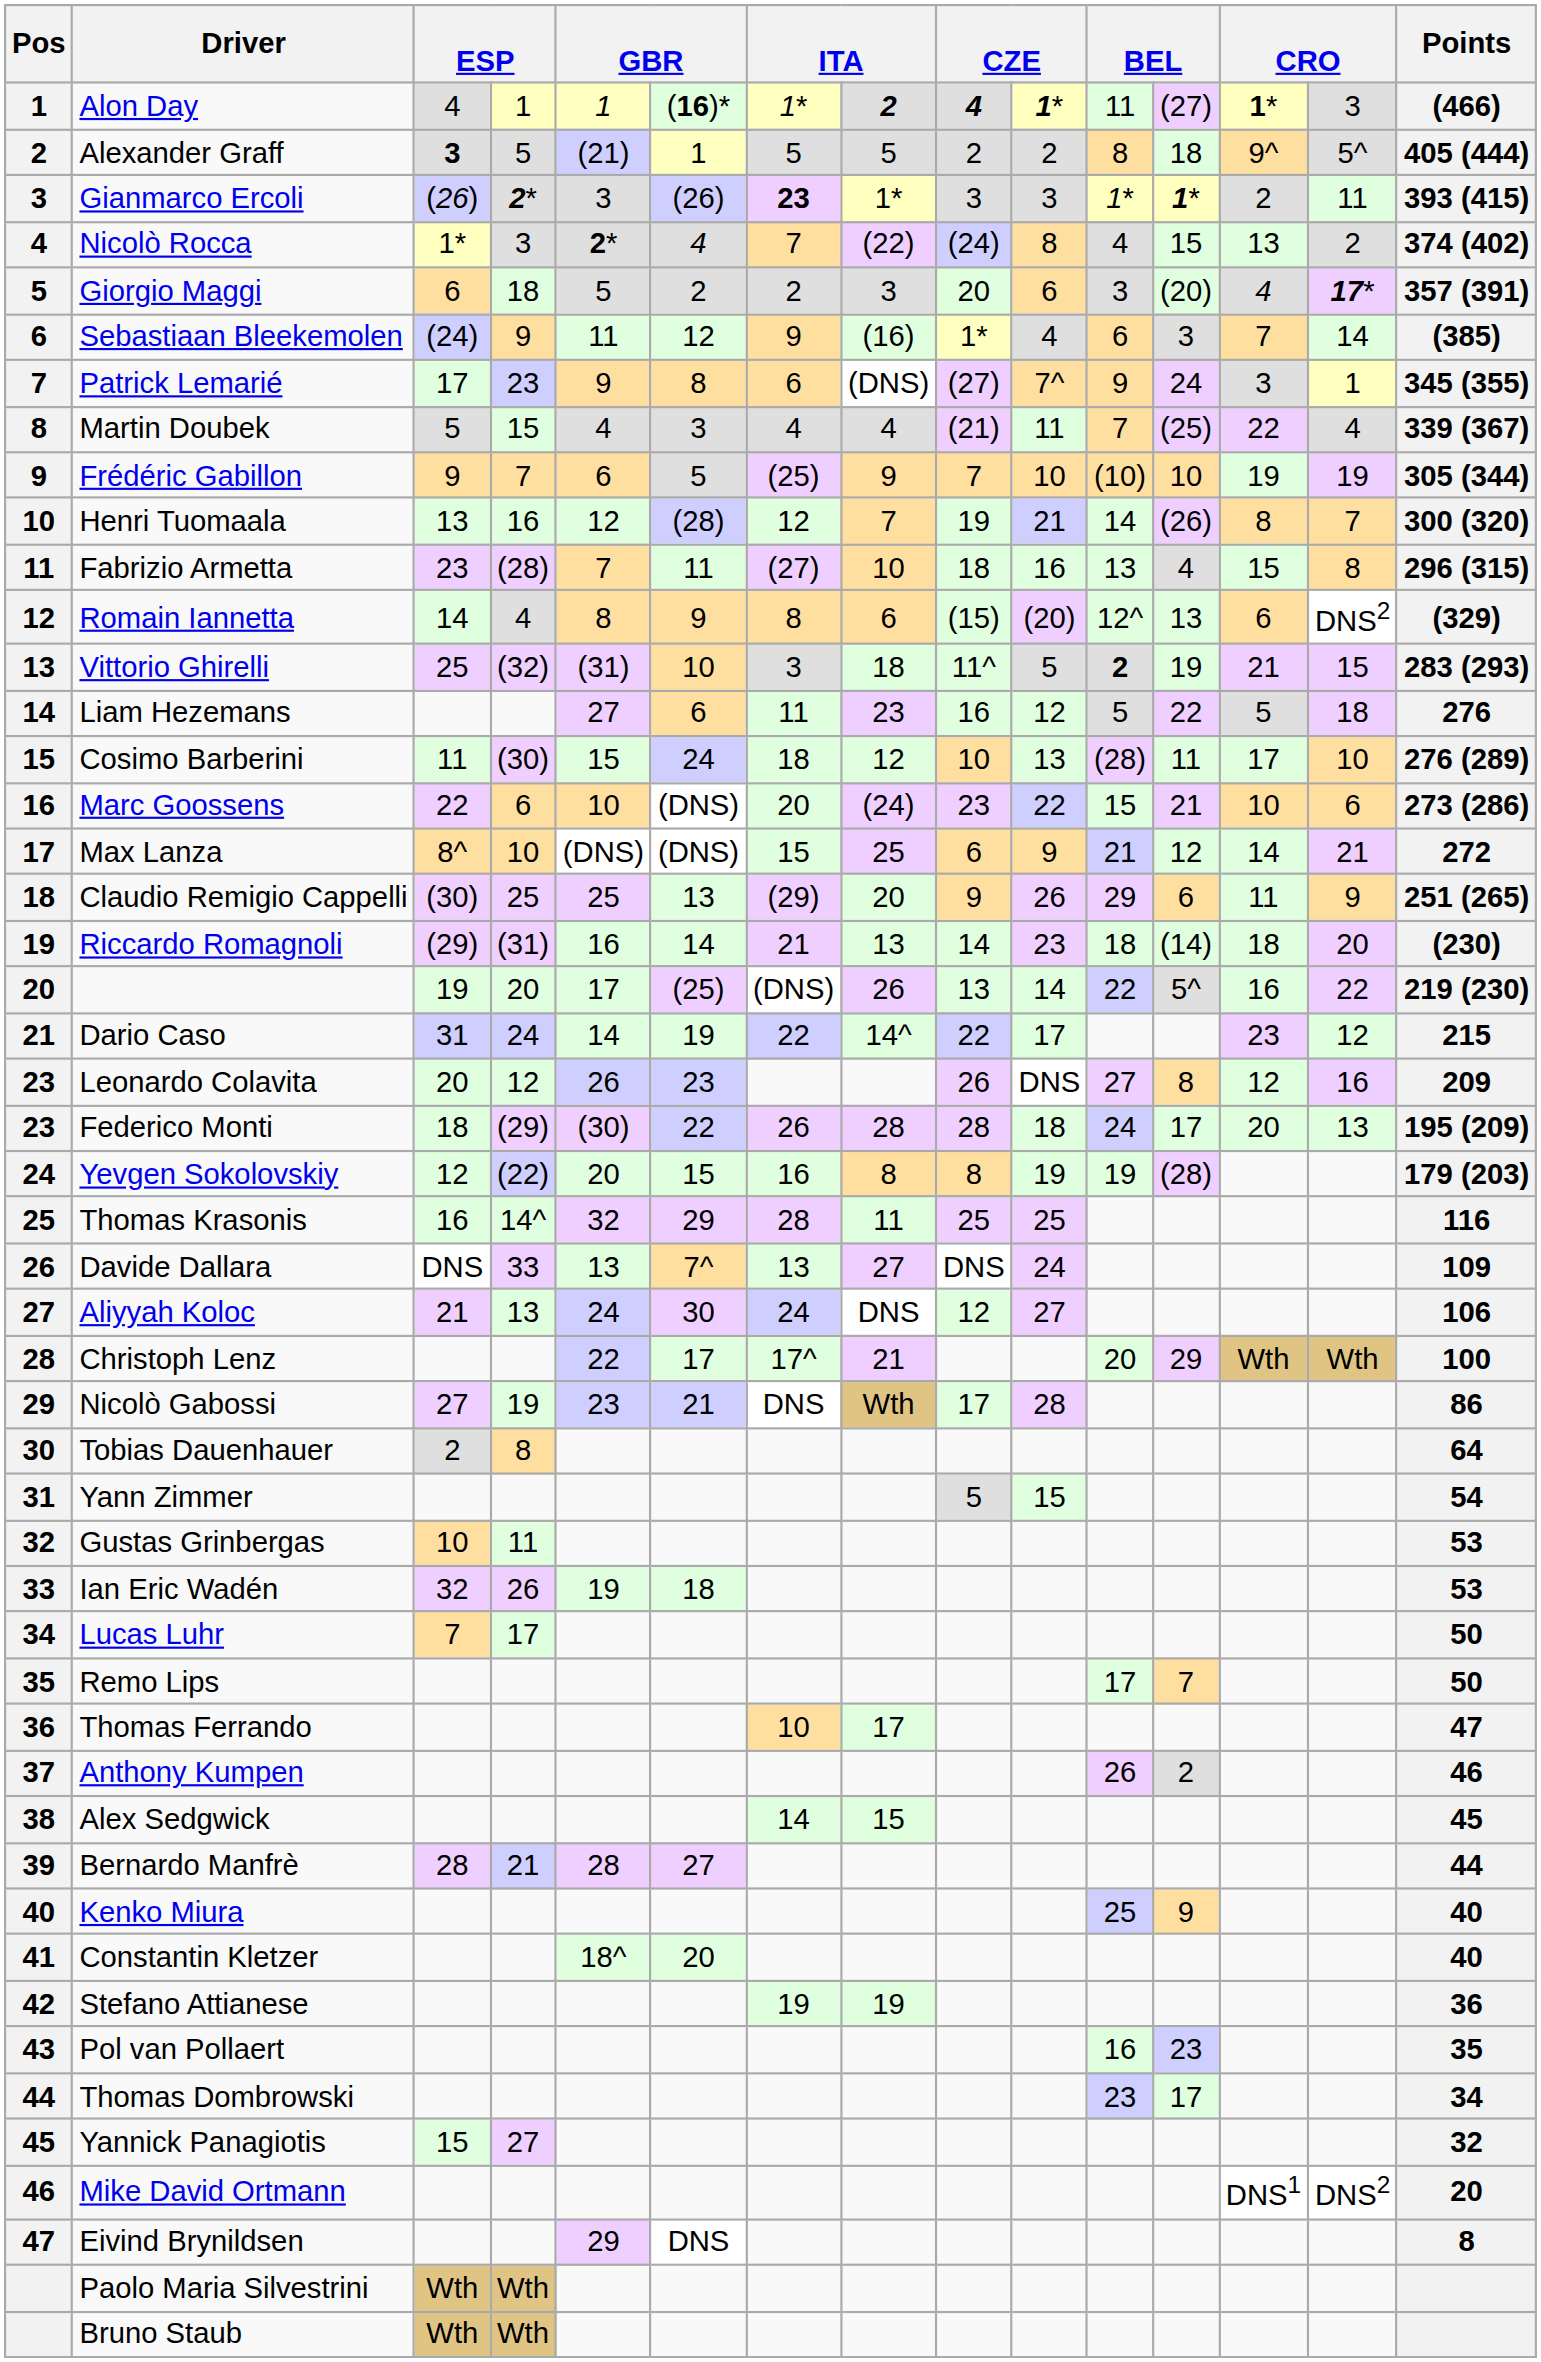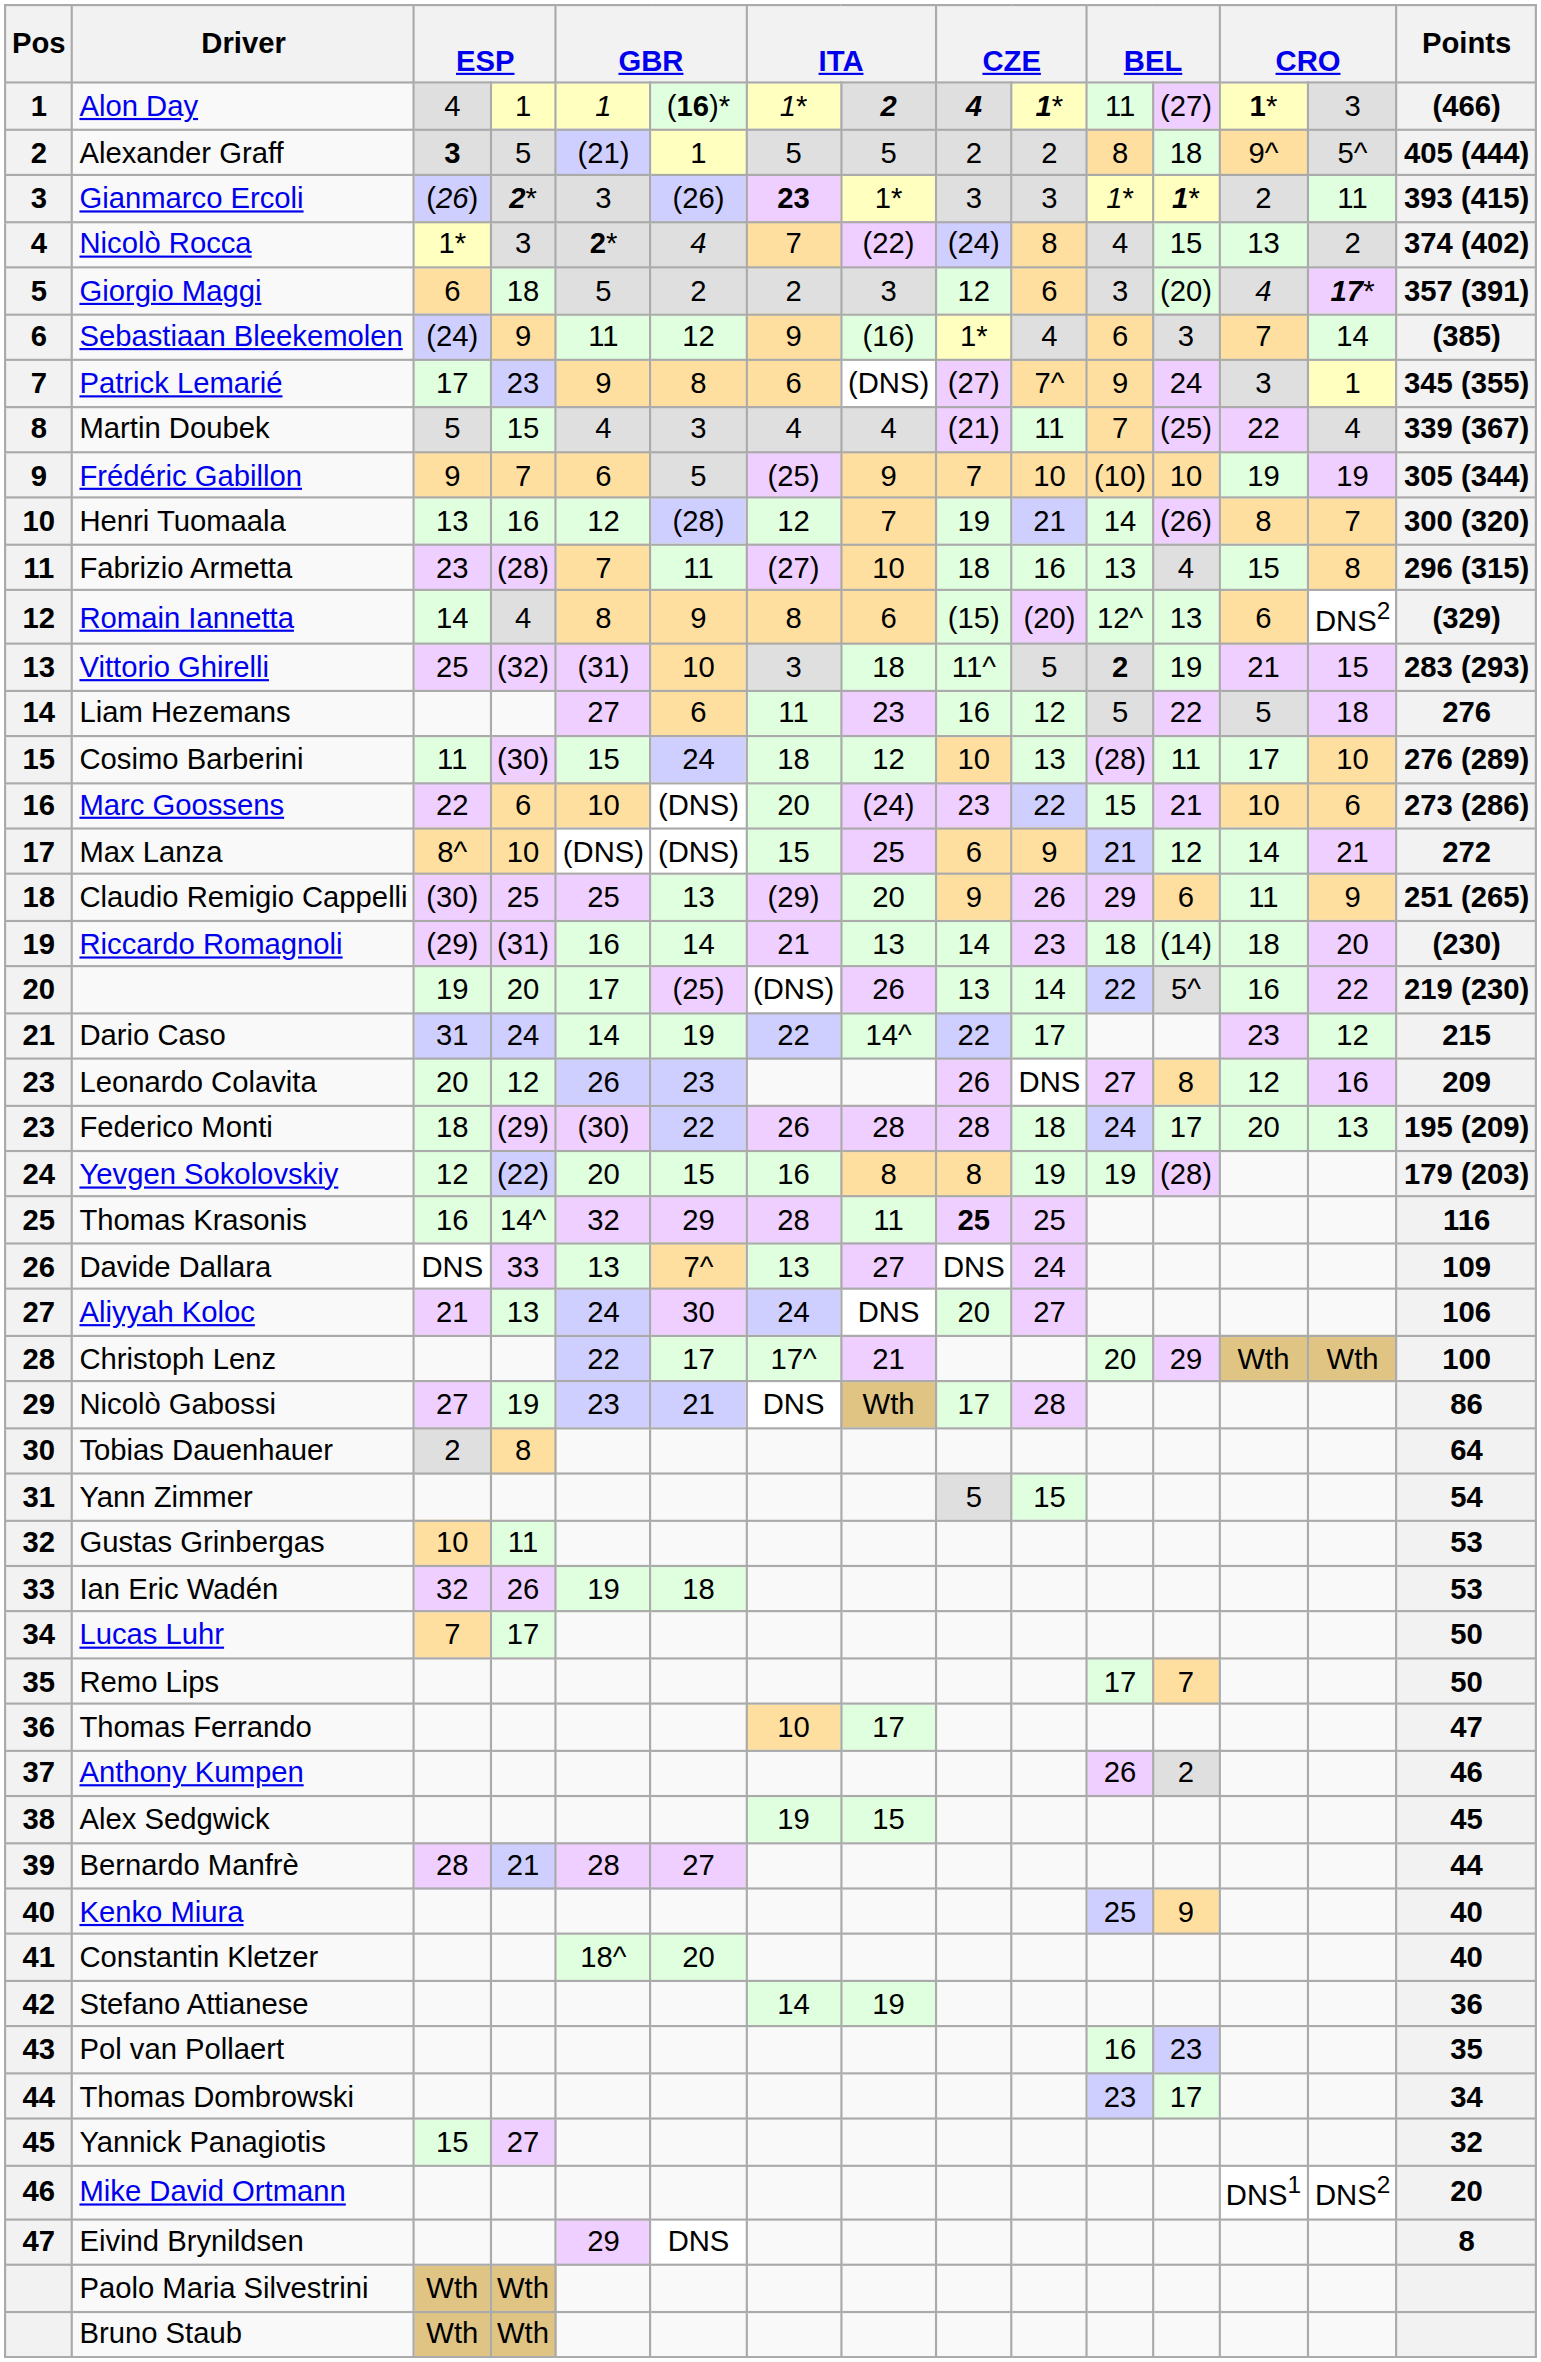(974, 290) 20 -> (974, 290) 12
(974, 1220) normal -> (974, 1220) bold
(974, 1312) 12 -> (974, 1312) 20
(794, 1819) 14 -> (794, 1819) 19
(794, 2003) 19 -> (794, 2003) 14
